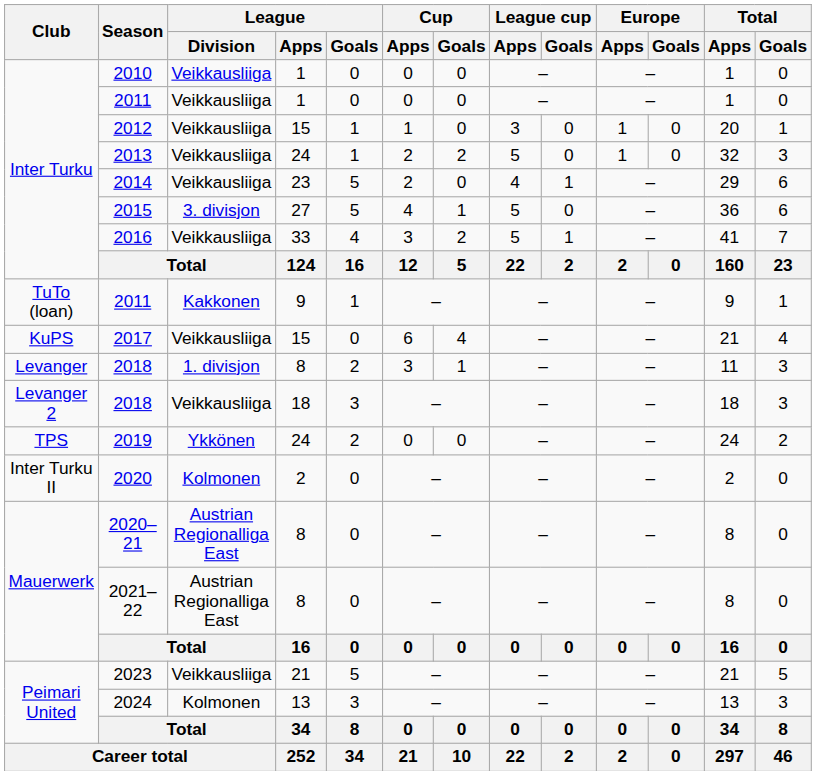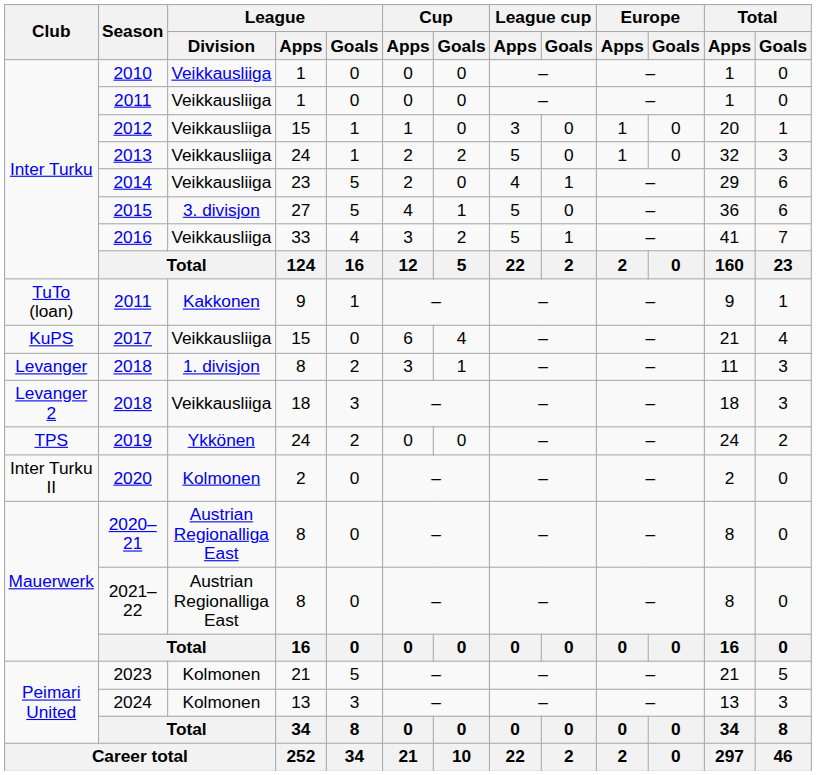(221, 674) Veikkausliiga -> (221, 674) Kolmonen
